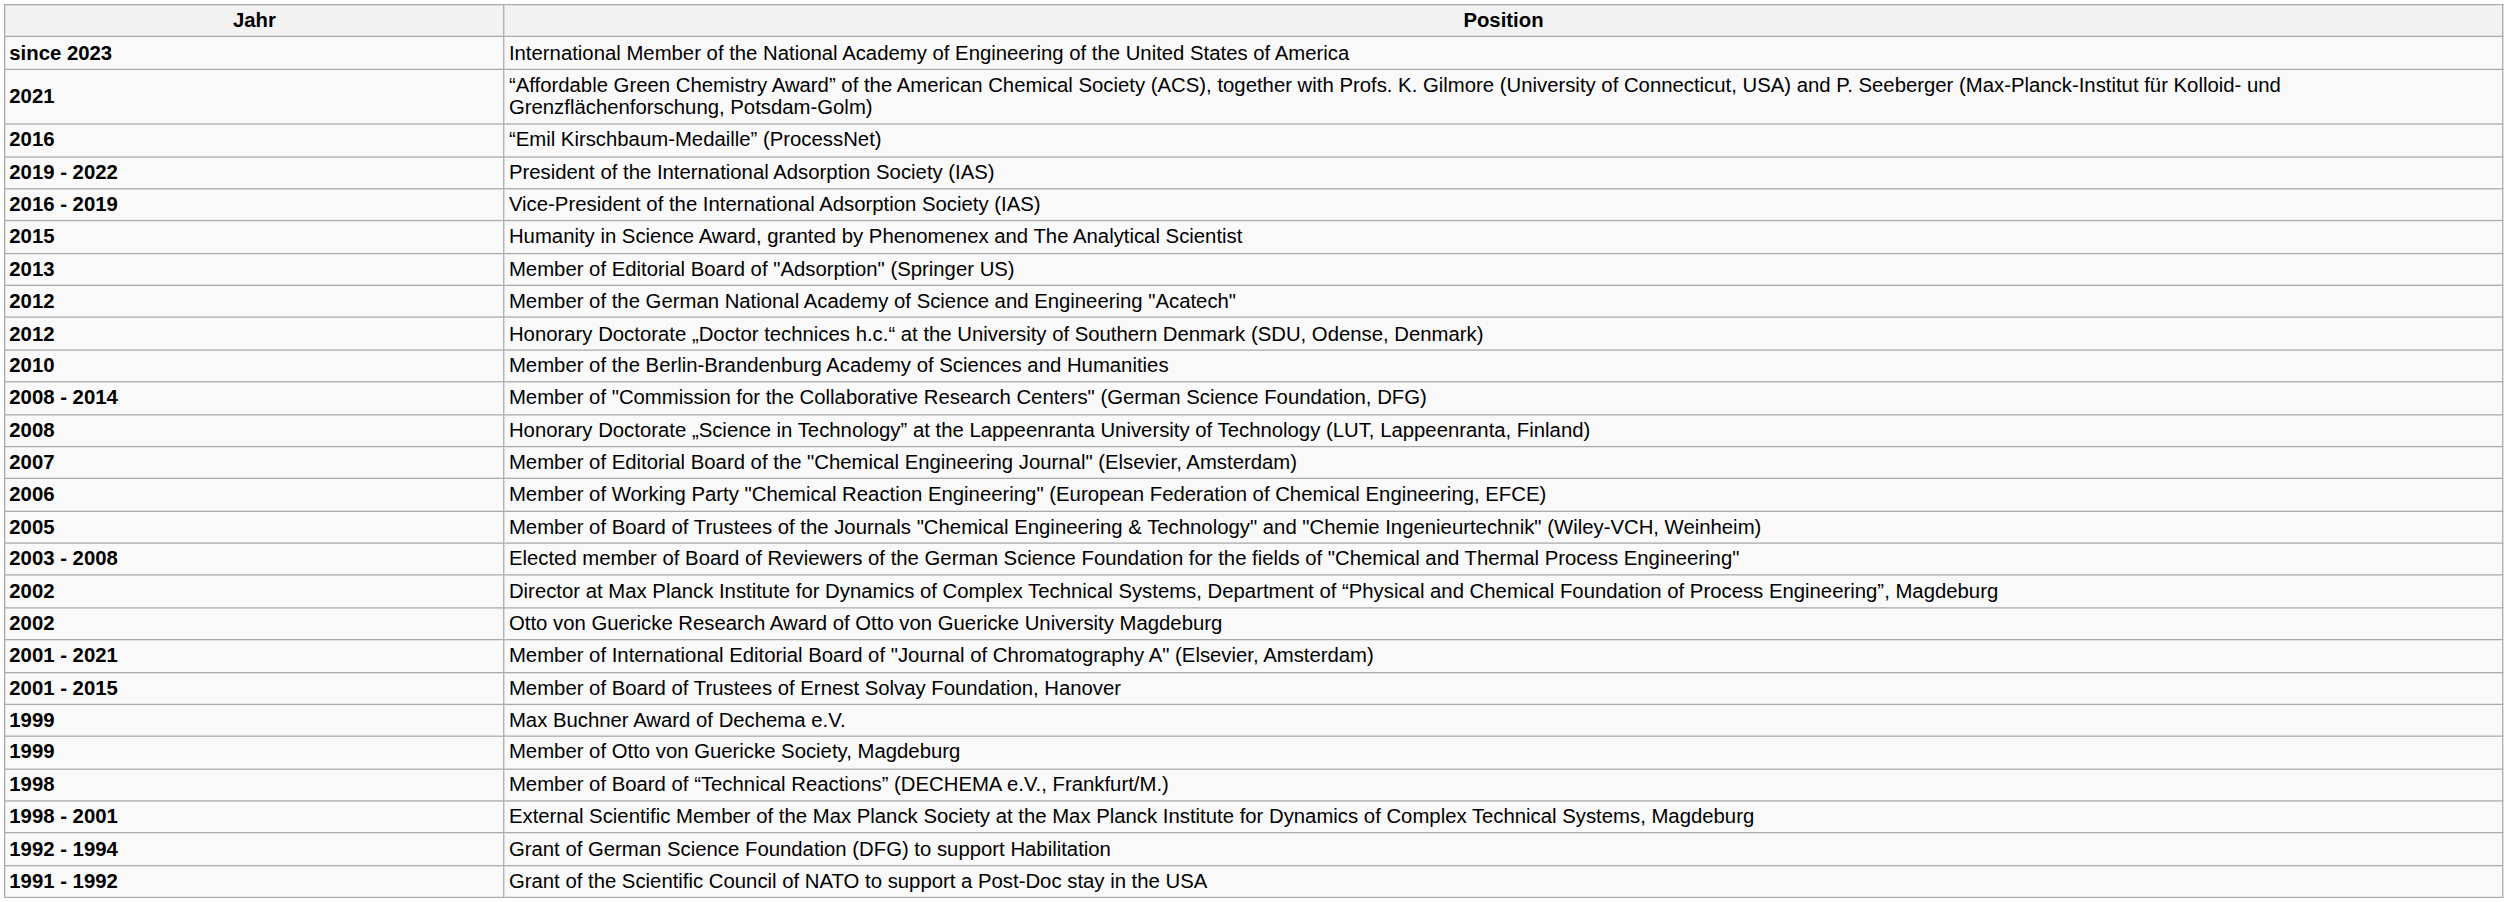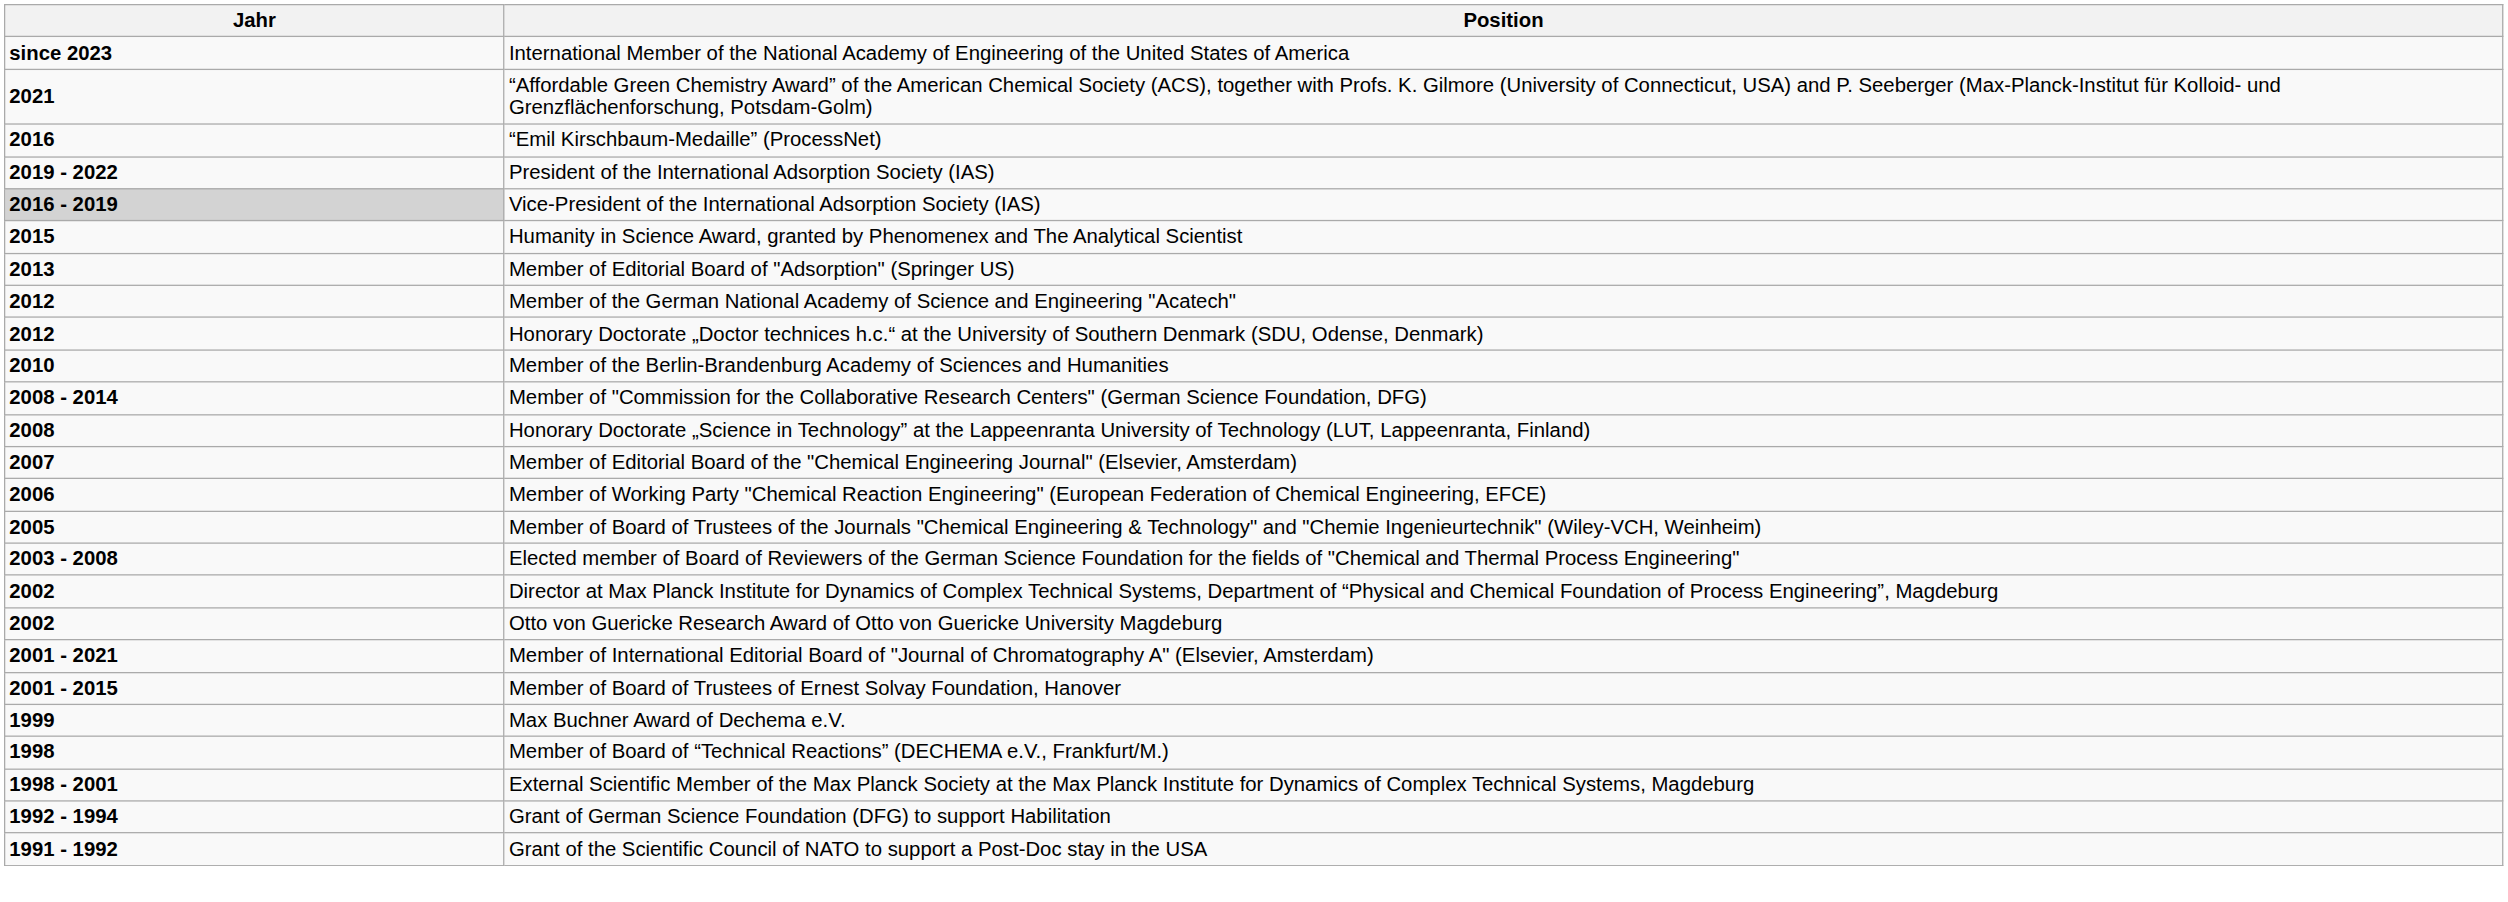(64, 204) no background -> (64, 204) lightgrey background
- row: (735, 752)
